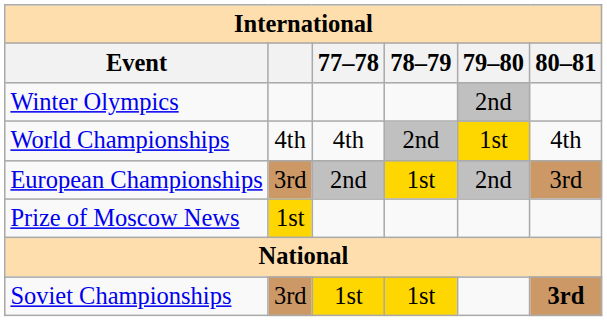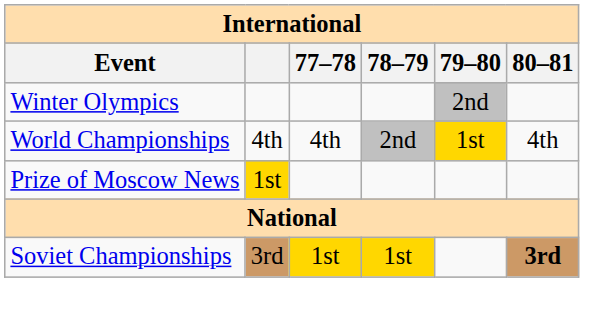- row: (137, 179)
